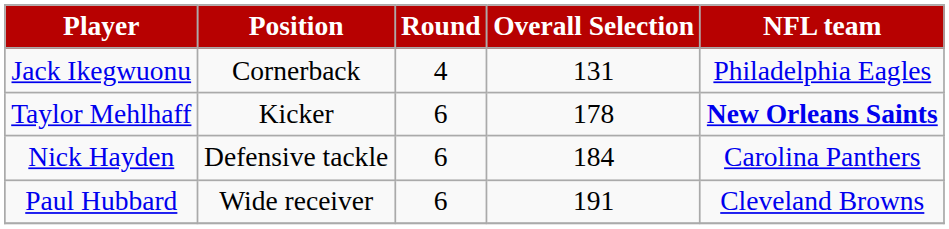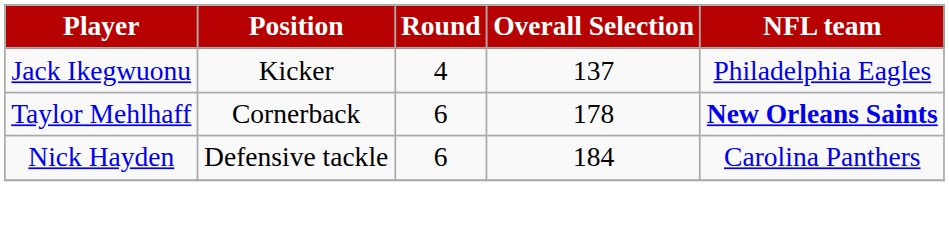(296, 69) Cornerback -> (296, 69) Kicker
(594, 69) 131 -> (594, 69) 137
(296, 113) Kicker -> (296, 113) Cornerback
- row: (101, 200)
